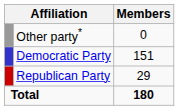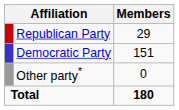rows swapped: (63, 76) <-> (49, 35)
